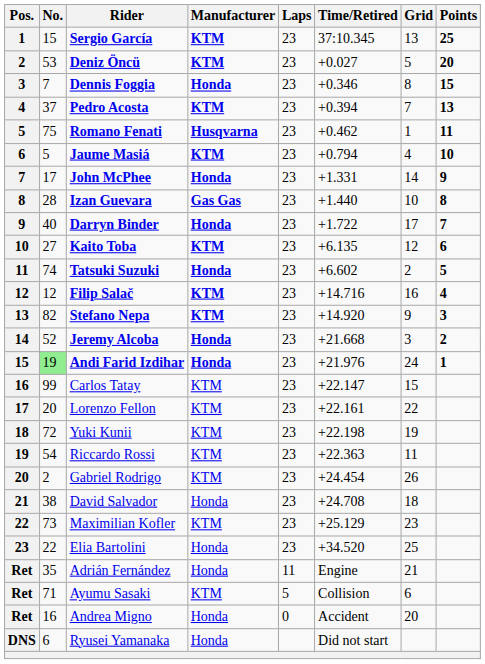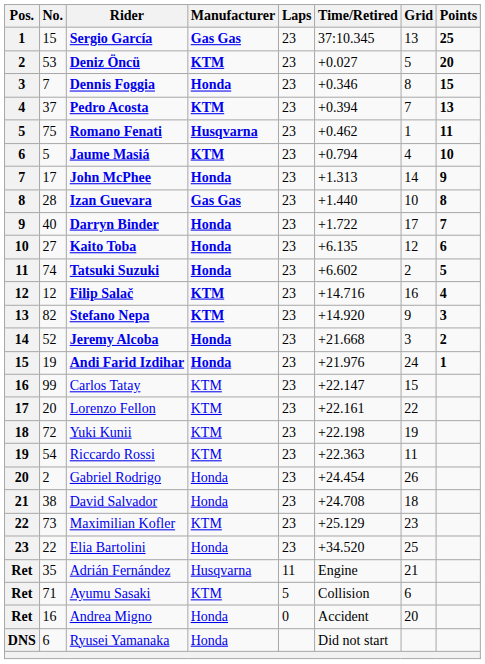(207, 38) KTM -> (216, 38) Gas Gas
(338, 177) +1.331 -> (338, 177) +1.313
(207, 246) KTM -> (211, 246) Honda
(49, 362) lightgreen background -> (49, 362) no background
(206, 477) KTM -> (209, 477) Honda
(209, 570) Honda -> (221, 570) Husqvarna
